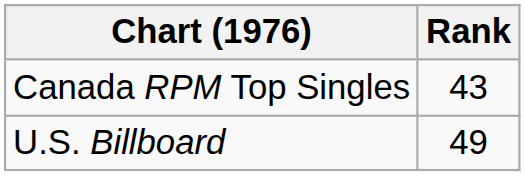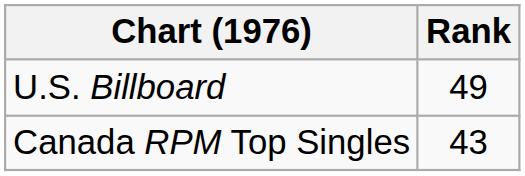rows swapped: (212, 87) <-> (119, 142)
